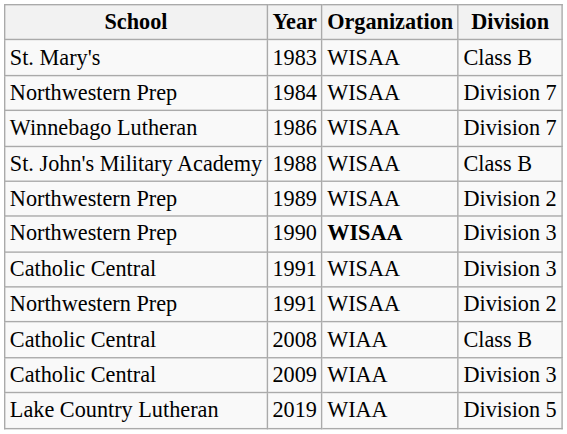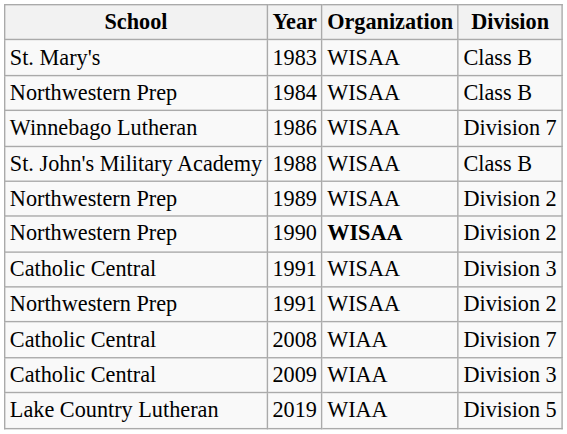(510, 92) Division 7 -> (498, 92) Class B
(510, 233) Division 3 -> (510, 233) Division 2
(498, 339) Class B -> (510, 339) Division 7
